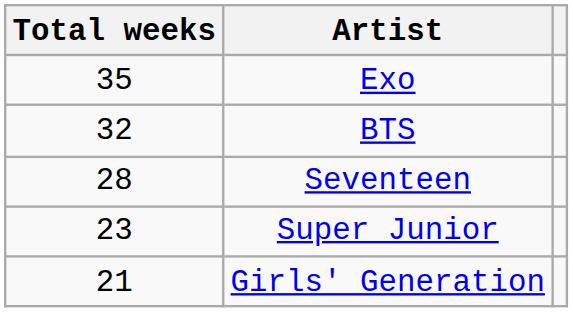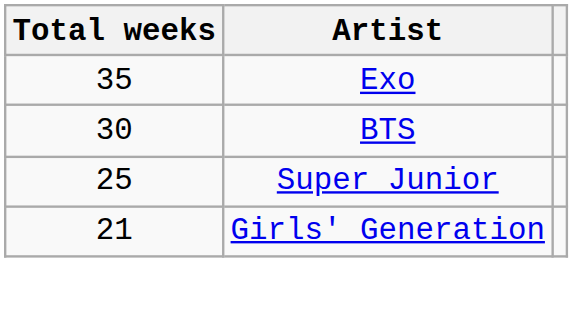(114, 131) 32 -> (114, 131) 30
- row: (388, 181)
(114, 231) 23 -> (114, 181) 25
